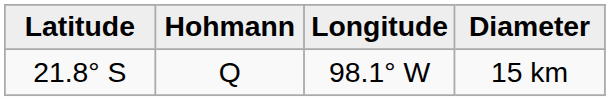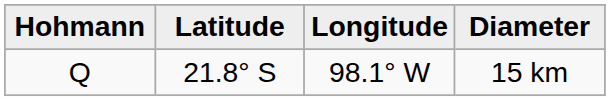columns swapped: (230, 26) <-> (80, 26)
